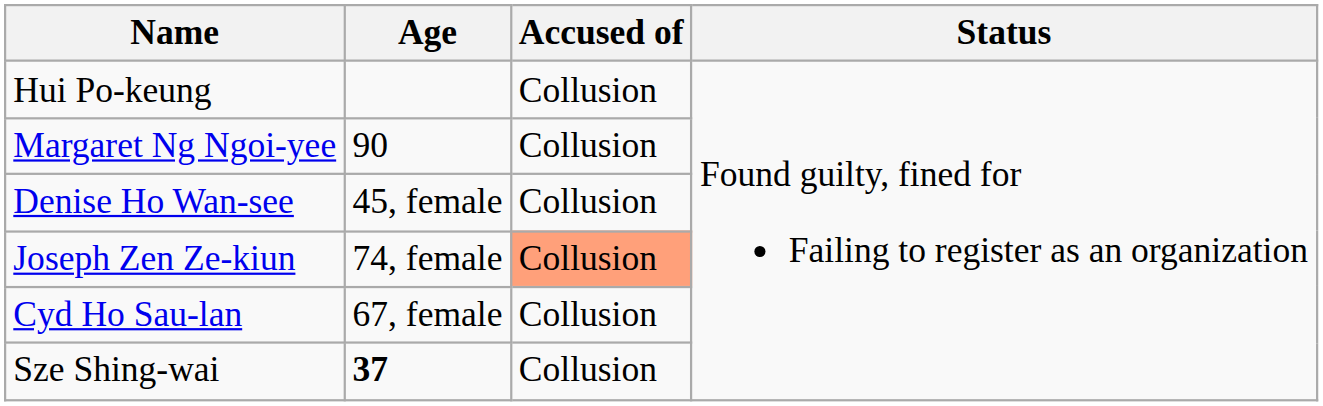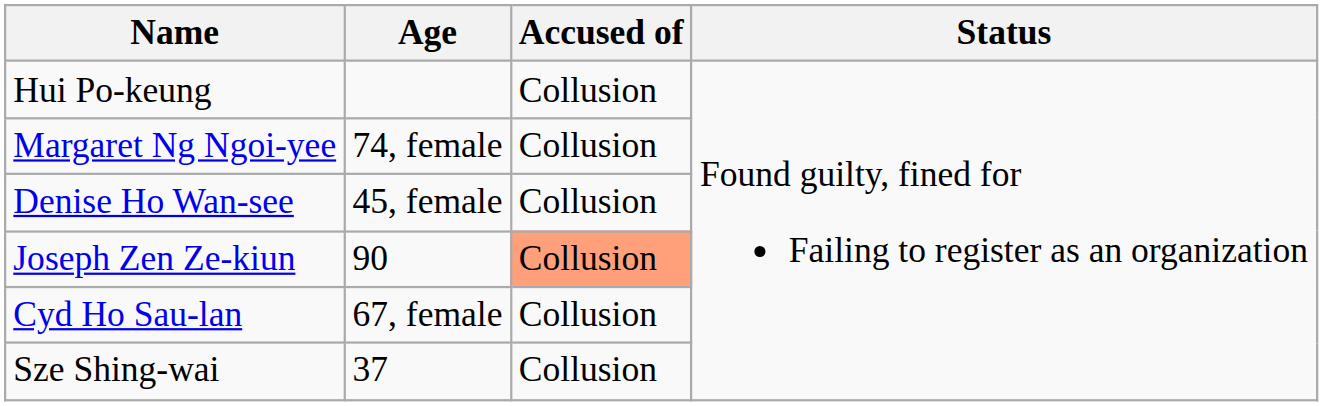(370, 145) 90 -> (427, 145) 74, female
(427, 257) 74, female -> (370, 257) 90
(370, 370) bold -> (370, 370) normal
